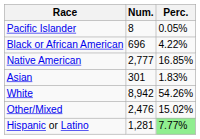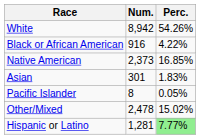rows swapped: (20, 93) <-> (41, 28)
(137, 45) 696 -> (137, 45) 916
(141, 61) 2,777 -> (141, 61) 2,373
(141, 110) 2,476 -> (141, 110) 2,478
